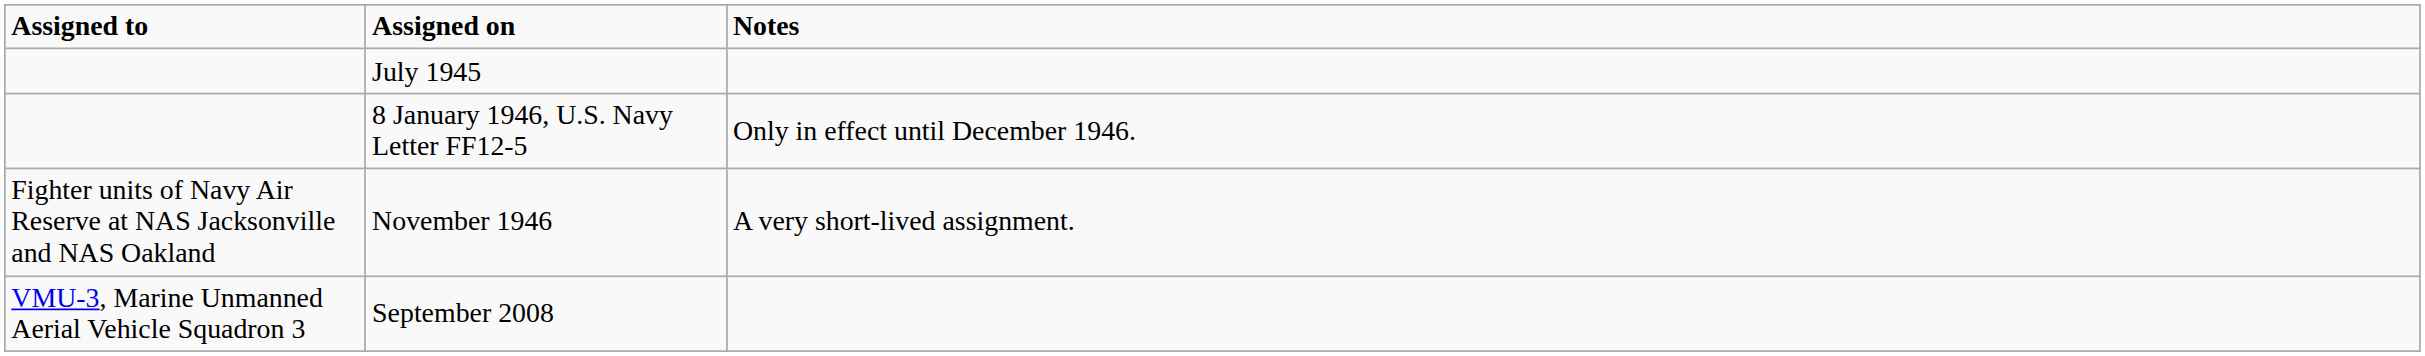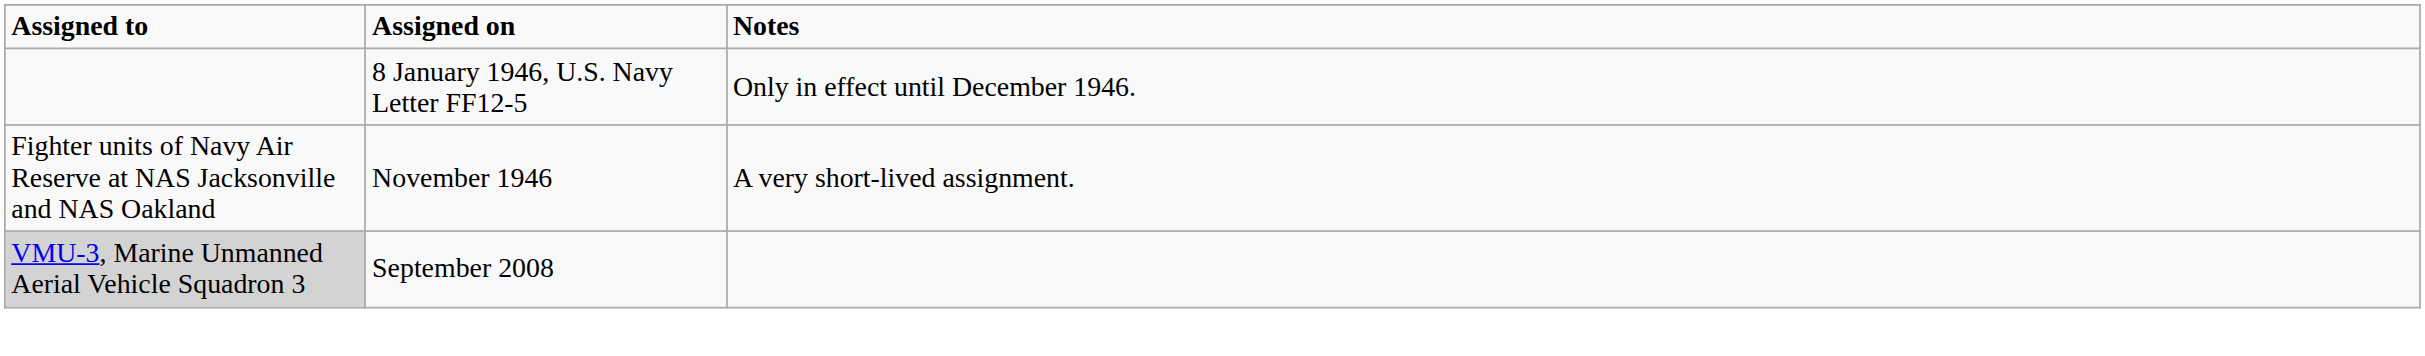- row: (427, 70)
(167, 312) no background -> (167, 268) lightgrey background
